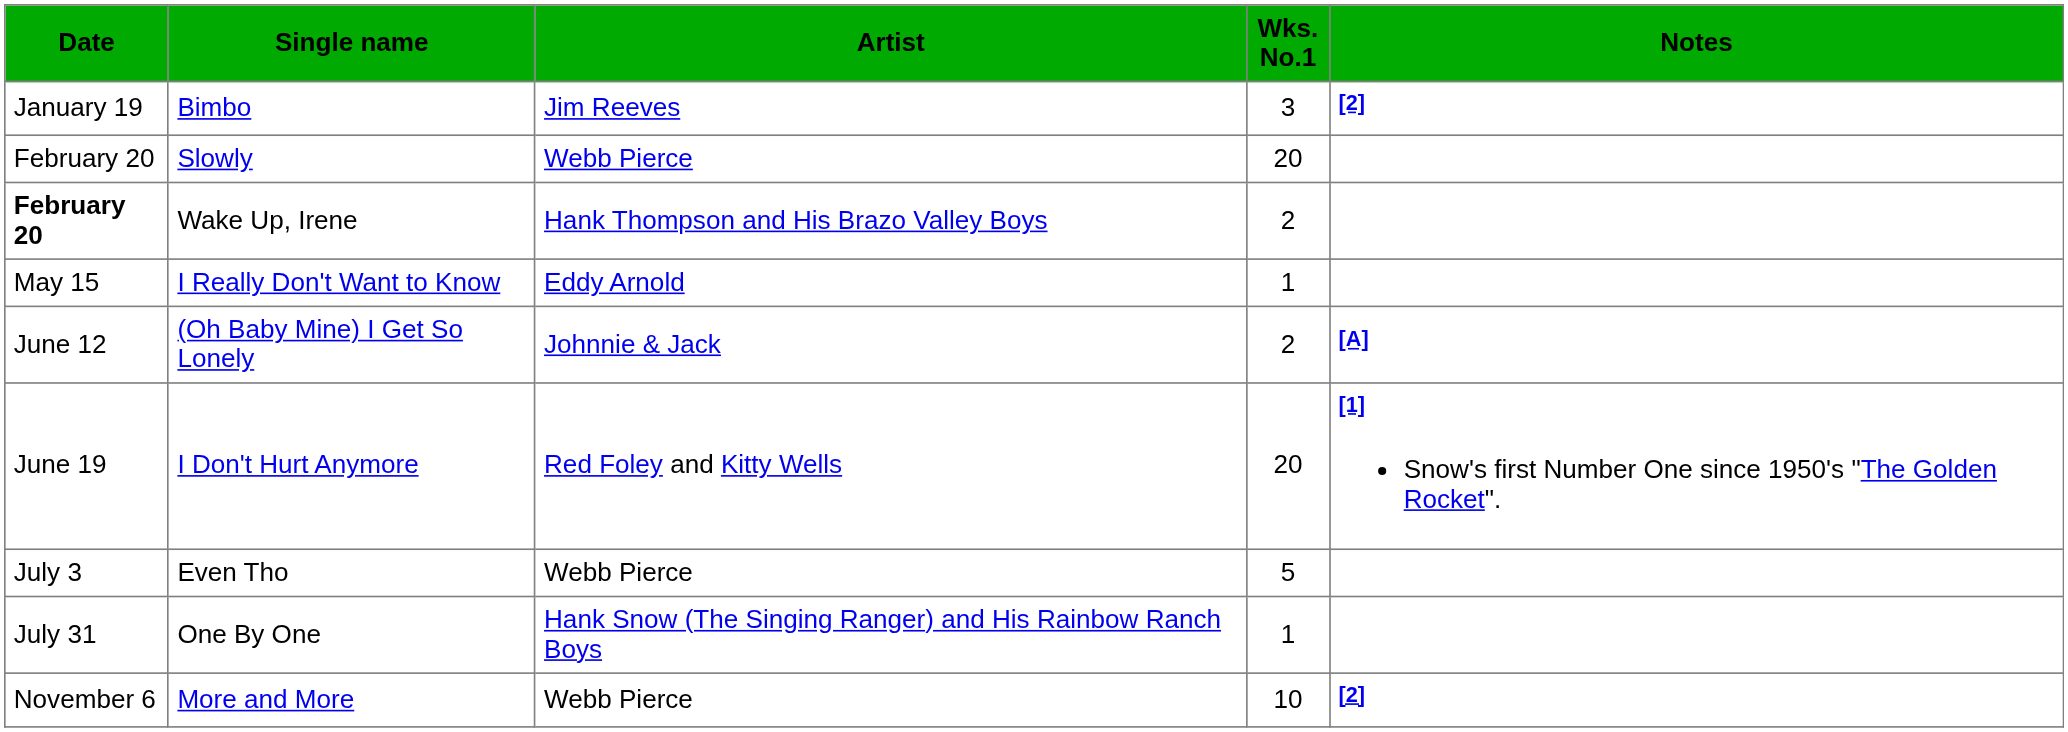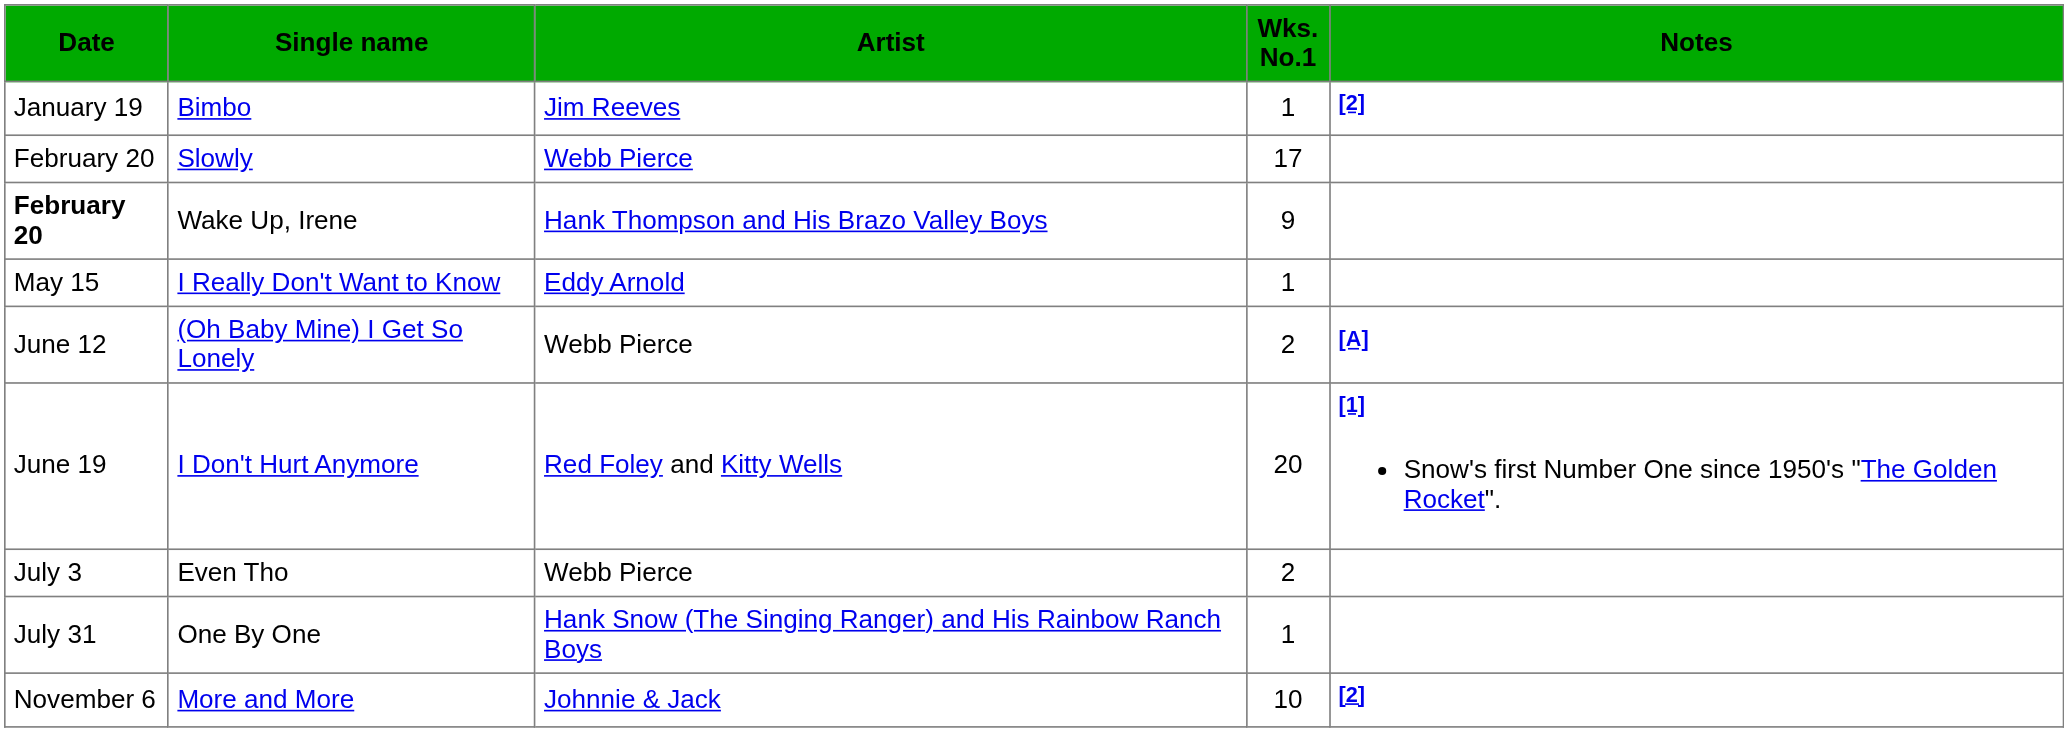(1288, 108) 3 -> (1288, 108) 1
(1288, 159) 20 -> (1288, 159) 17
(1288, 221) 2 -> (1288, 221) 9
(632, 344) Johnnie & Jack -> (618, 344) Webb Pierce
(1288, 571) 5 -> (1288, 571) 2
(618, 699) Webb Pierce -> (632, 699) Johnnie & Jack
